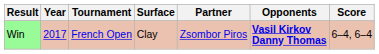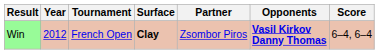(55, 35) 2017 -> (55, 35) 2012
(147, 35) normal -> (148, 35) bold
